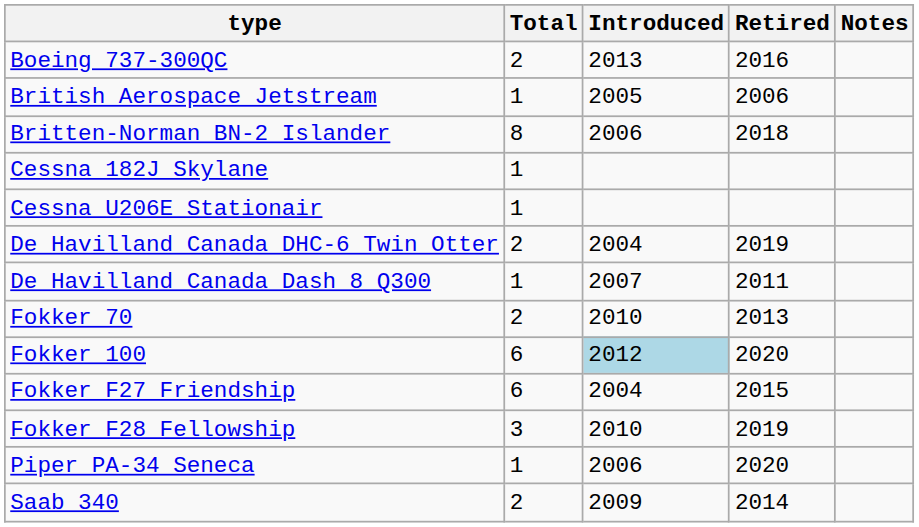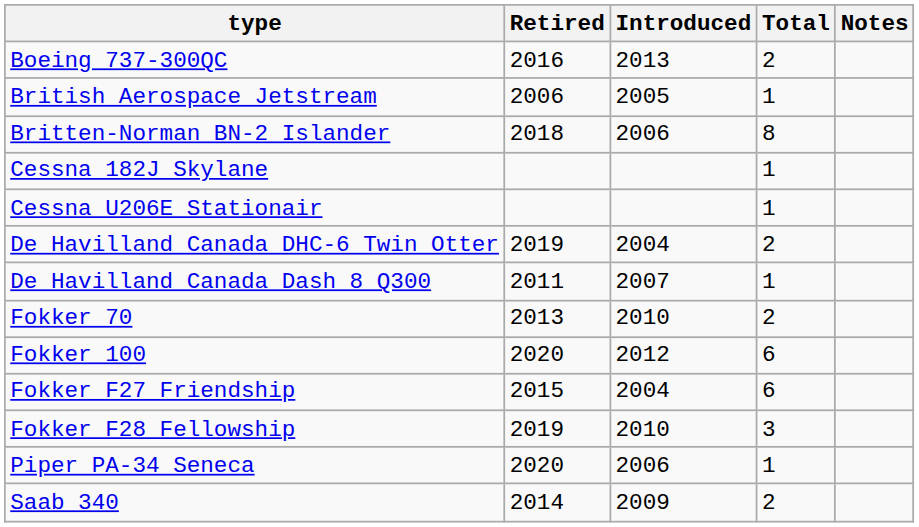columns swapped: (544, 23) <-> (782, 23)
(616, 355) lightblue background -> (643, 355) no background
